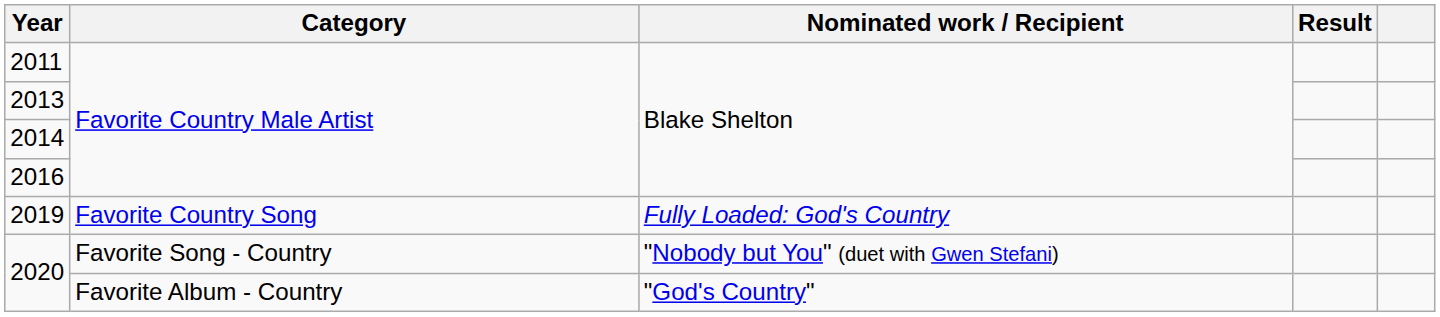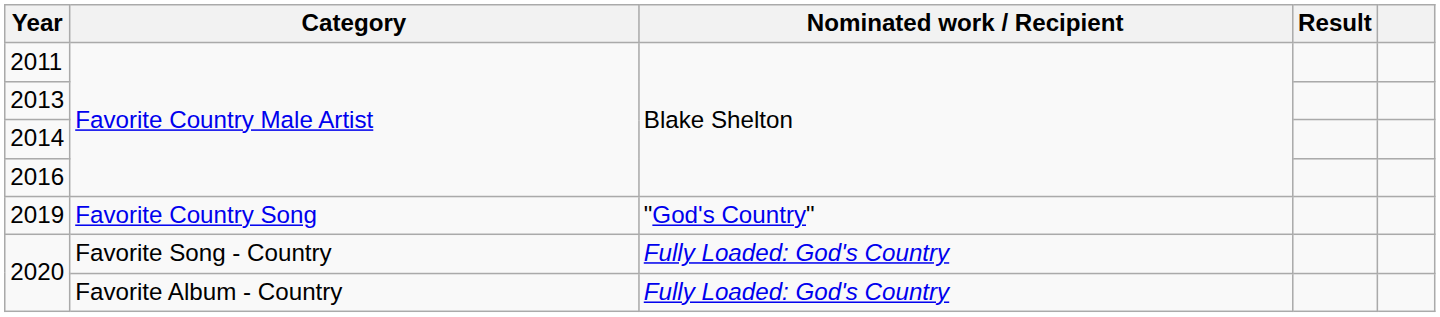(796, 215) Fully Loaded: God's Country -> (729, 215) "God's Country"
(851, 253) "Nobody but You" (duet with Gwen Stefani) -> (796, 253) Fully Loaded: God's Country
(729, 291) "God's Country" -> (796, 291) Fully Loaded: God's Country
